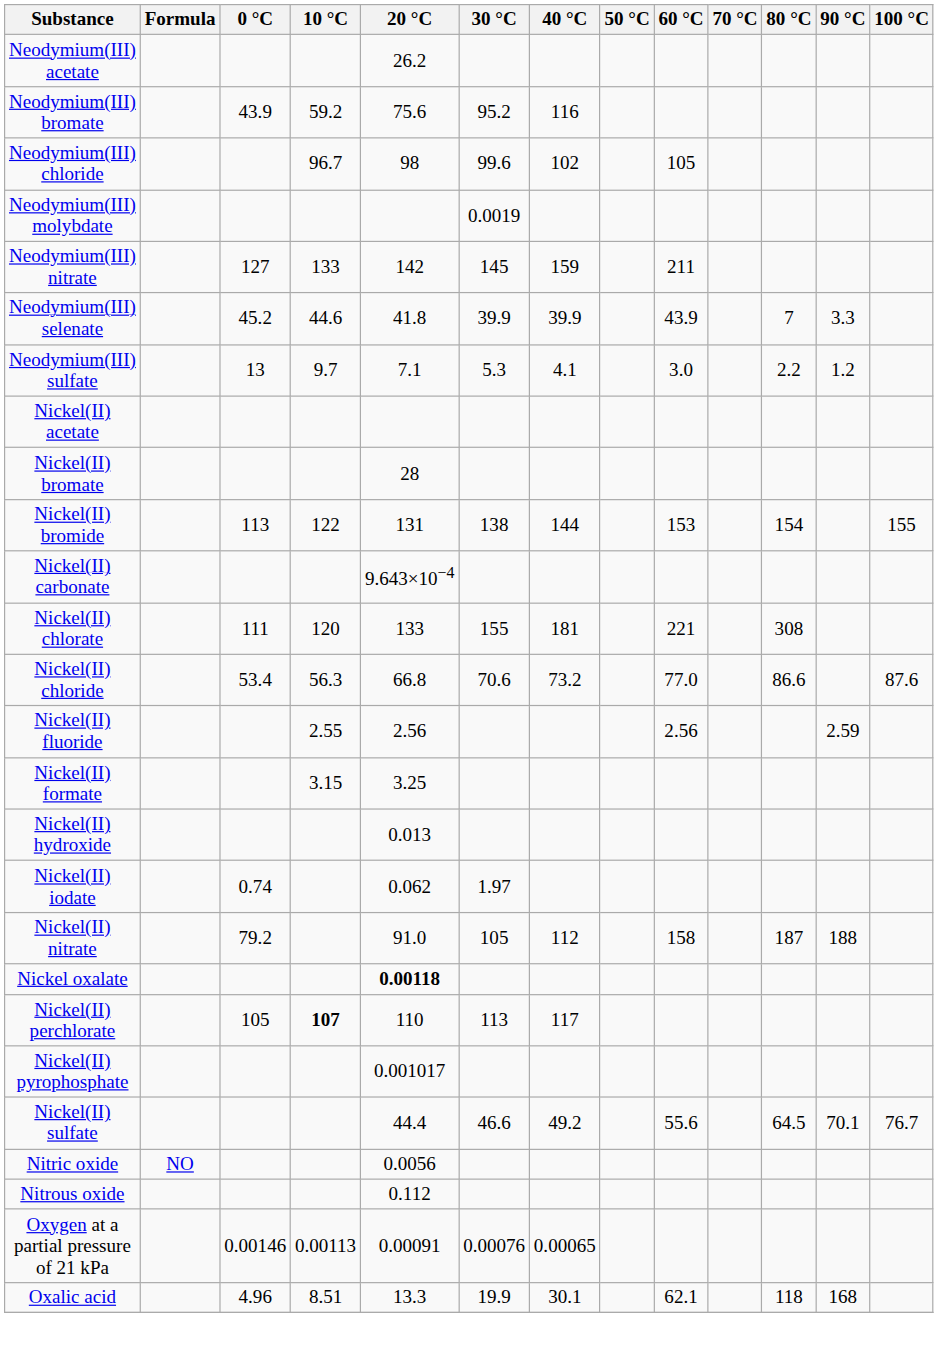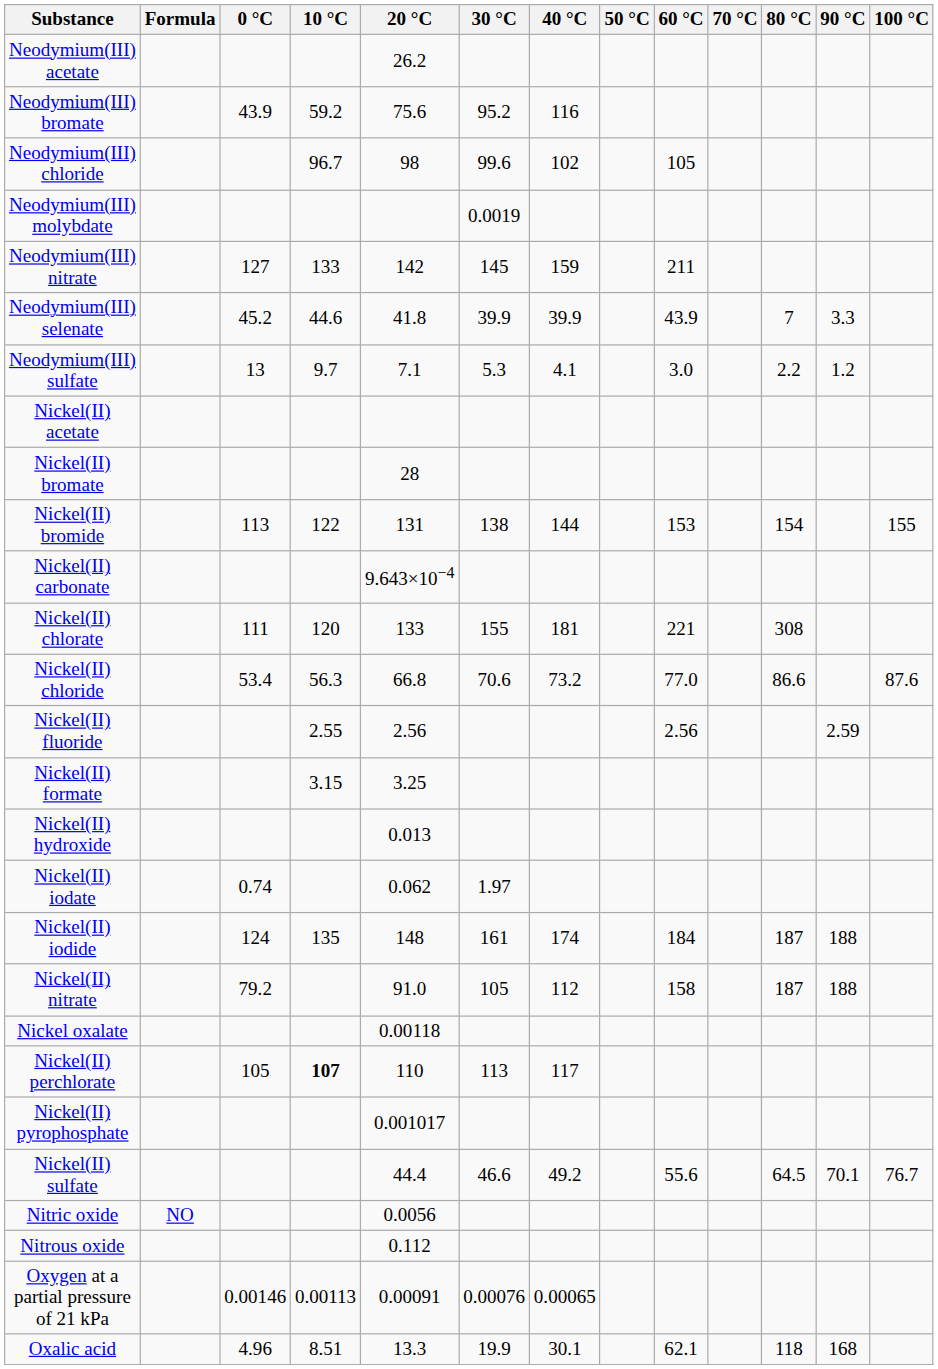+ row: (72, 937)
(410, 978) bold -> (410, 1030) normal
